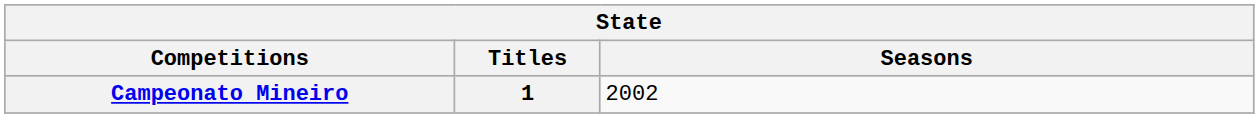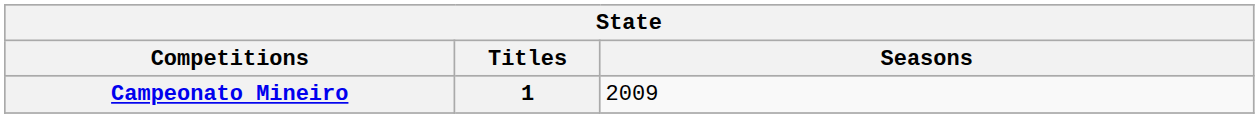(632, 94) 2002 -> (632, 94) 2009
